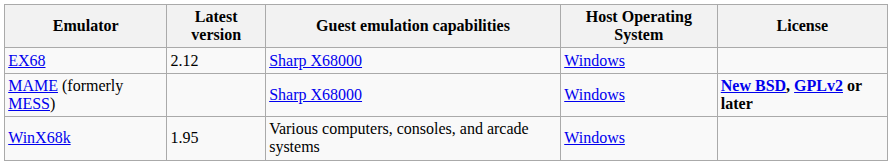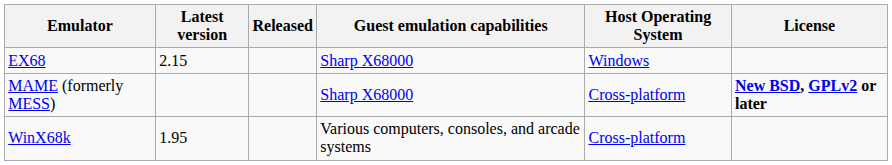+ column: (283, 26)
(185, 60) 2.12 -> (173, 60) 2.15
(595, 94) Windows -> (637, 94) Cross-platform
(595, 138) Windows -> (637, 138) Cross-platform
